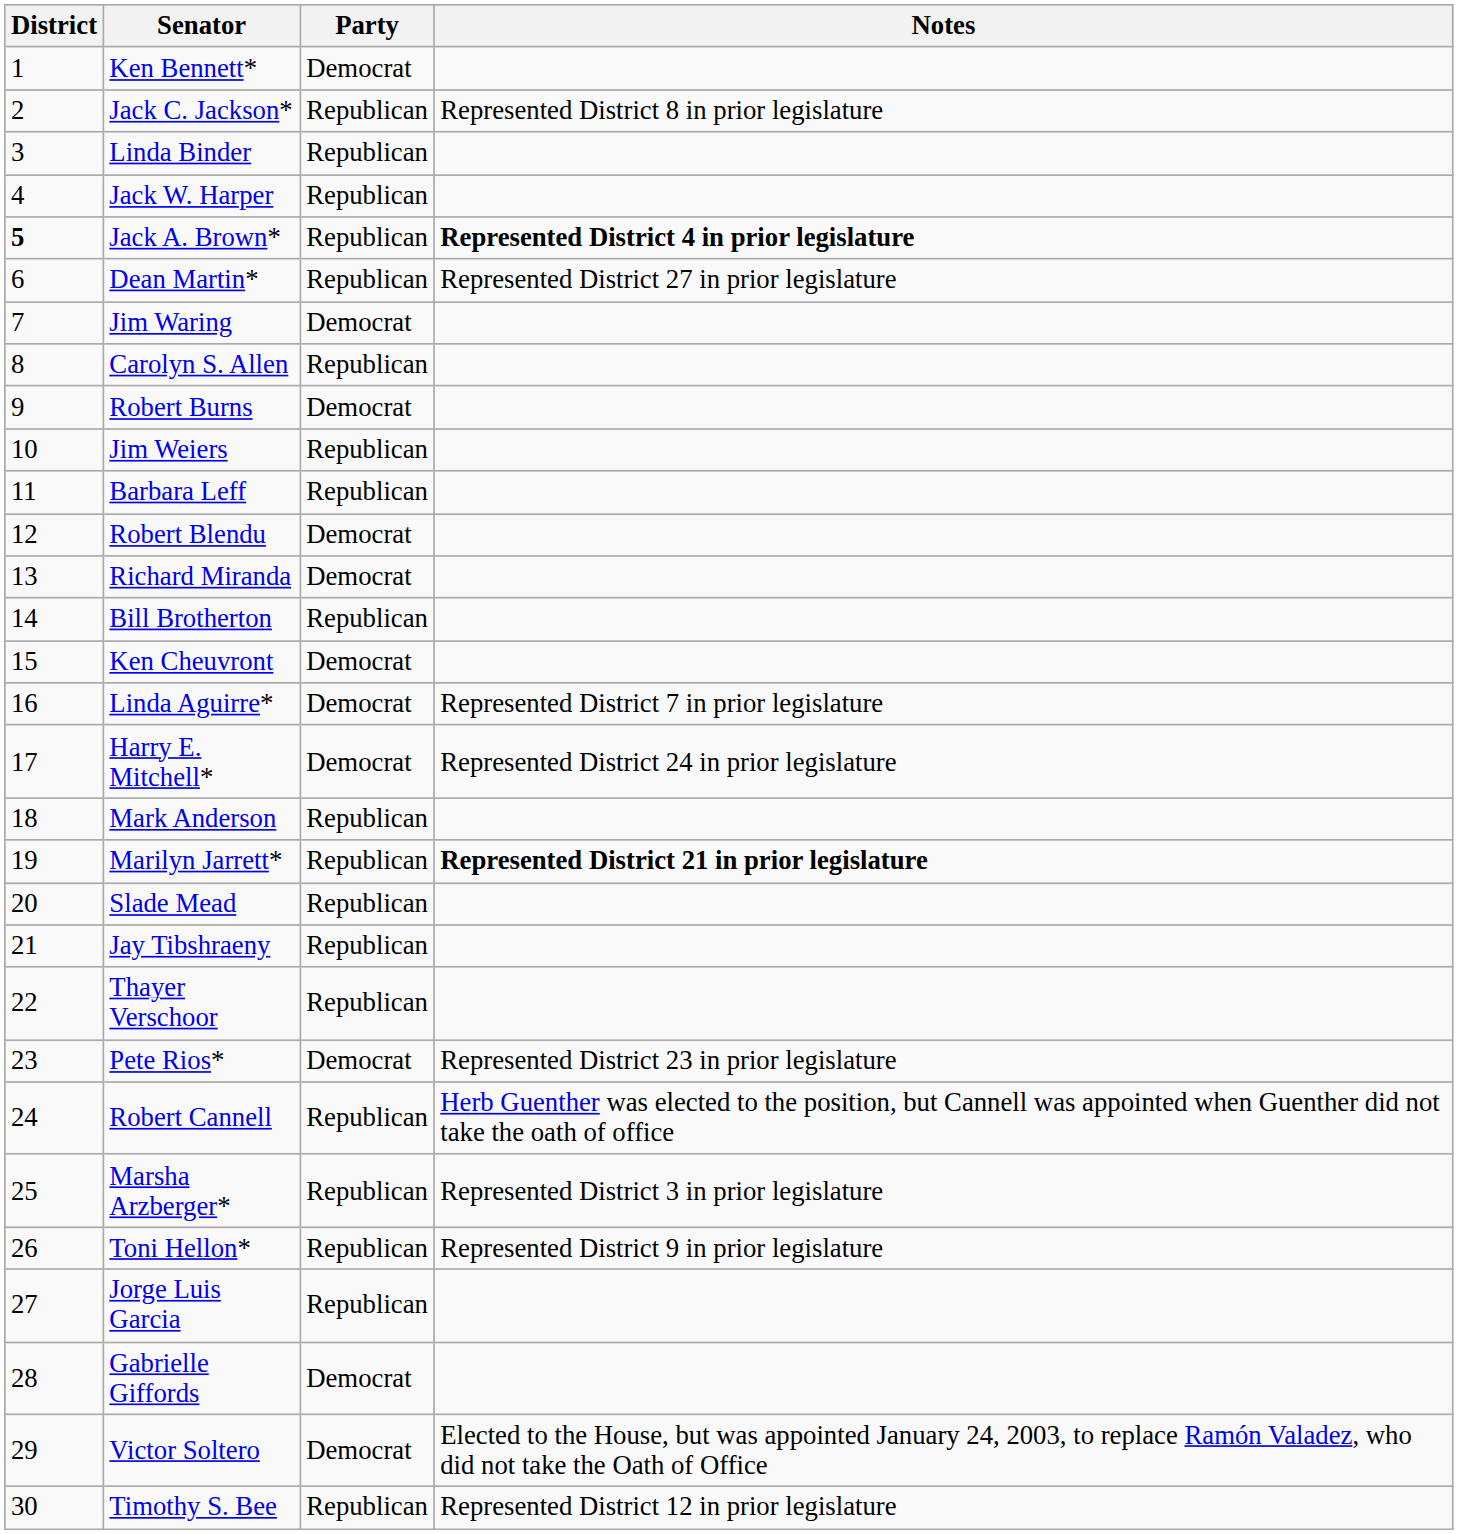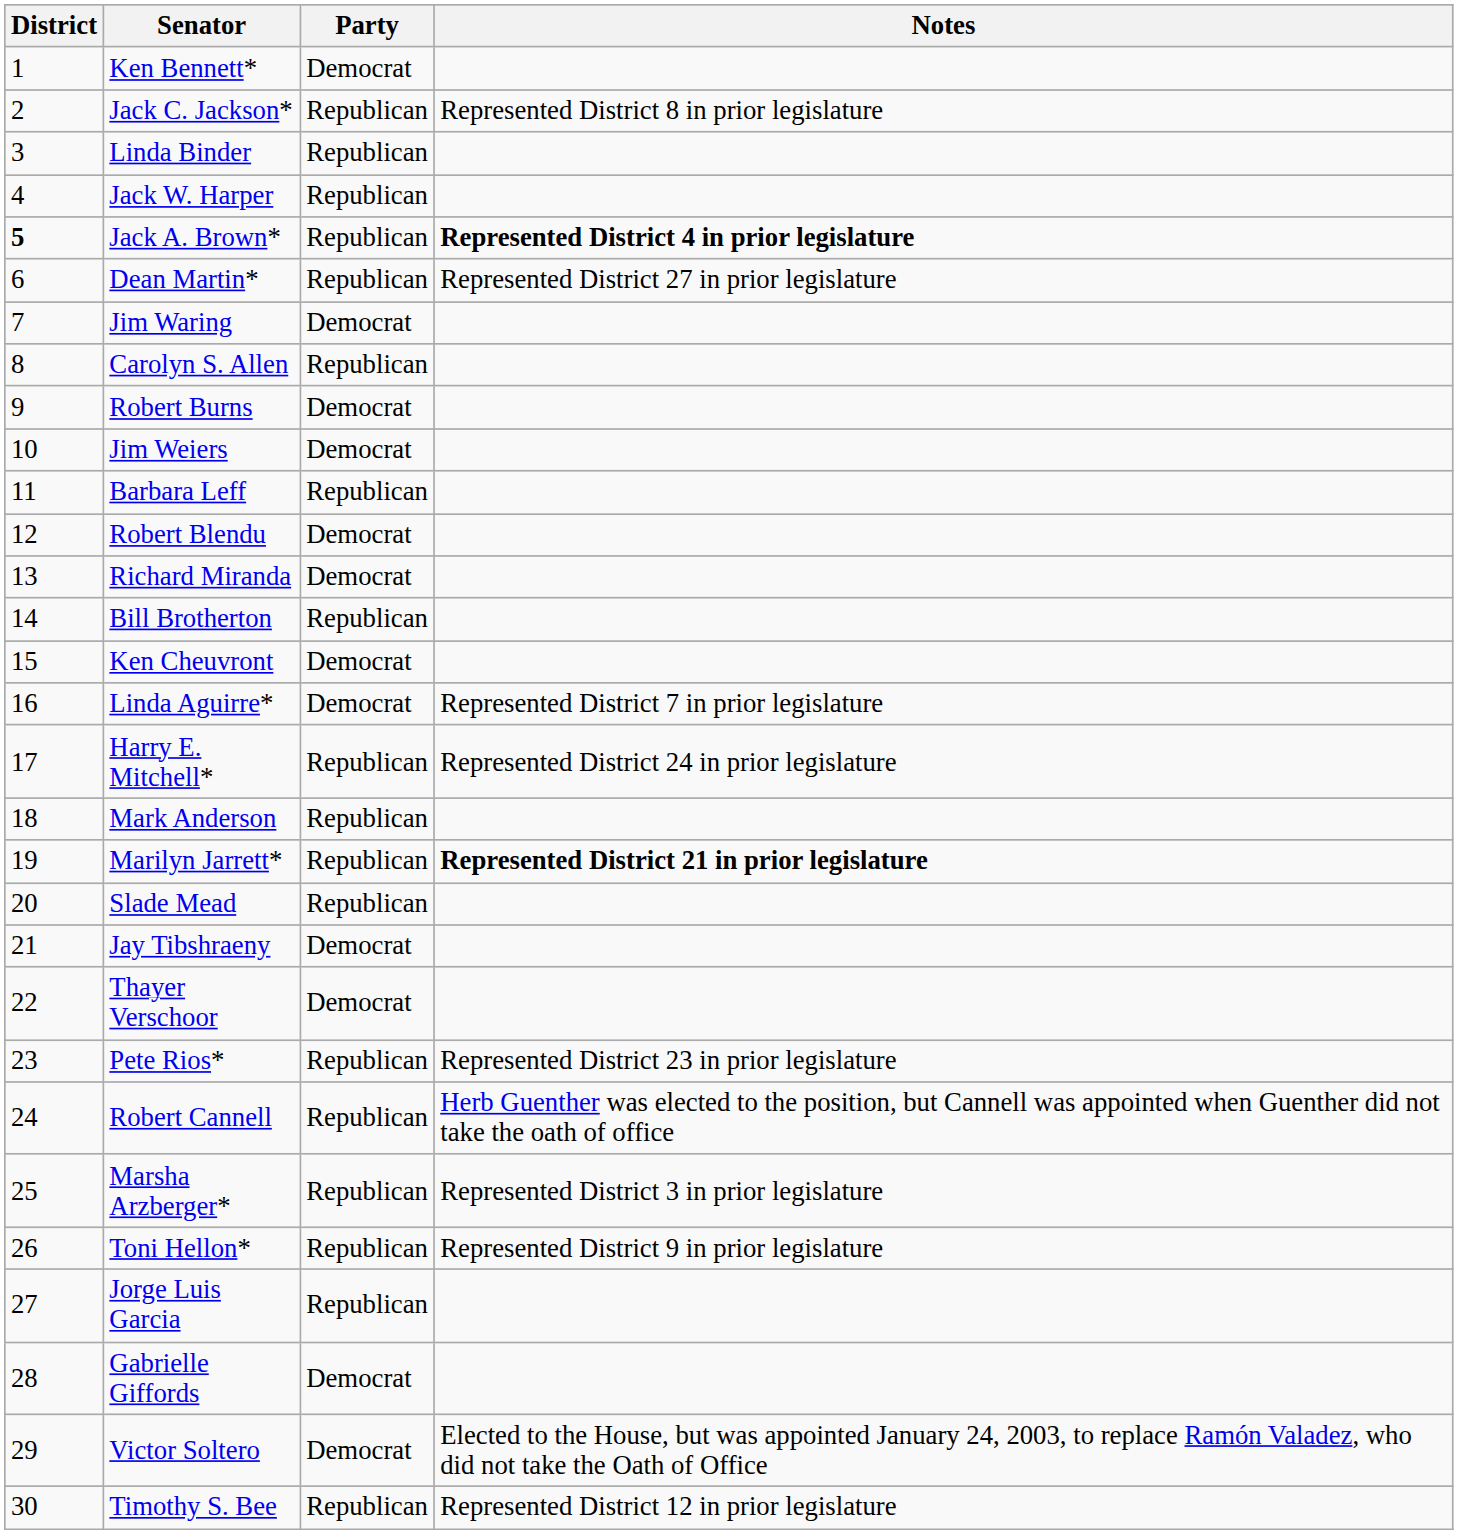(367, 449) Republican -> (359, 449) Democrat
(359, 761) Democrat -> (367, 761) Republican
(367, 945) Republican -> (359, 945) Democrat
(367, 1003) Republican -> (359, 1003) Democrat
(359, 1060) Democrat -> (367, 1060) Republican
